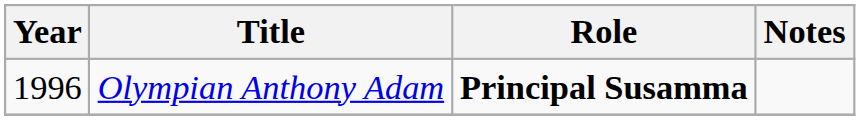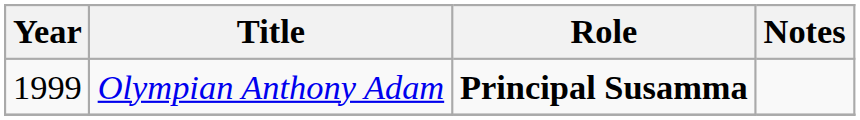(47, 86) 1996 -> (47, 86) 1999
